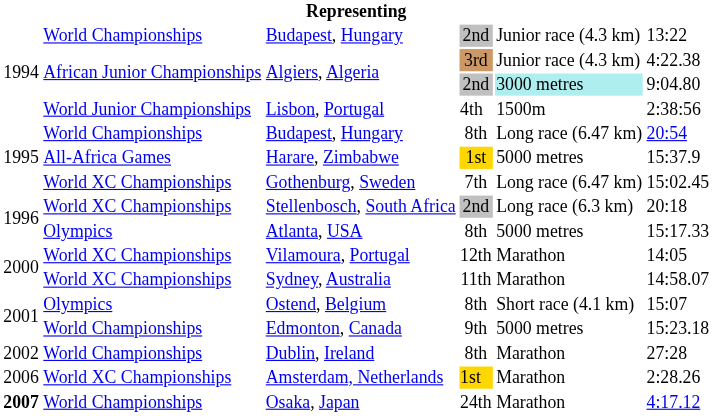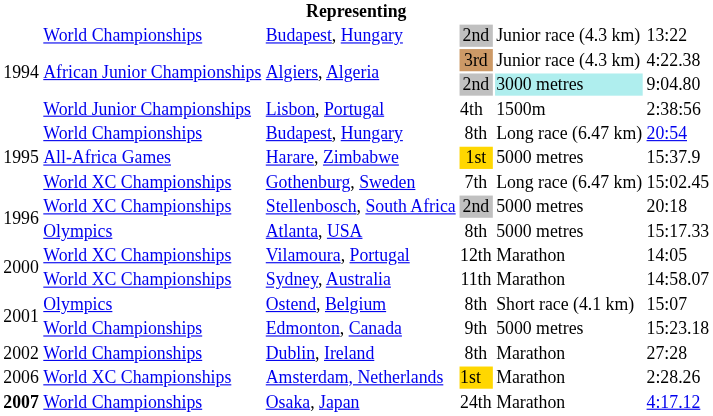(565, 206) Long race (6.3 km) -> (540, 206) 5000 metres
